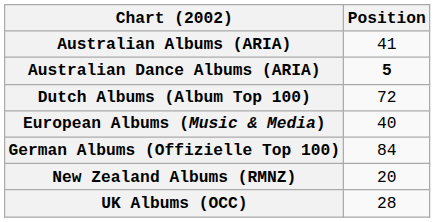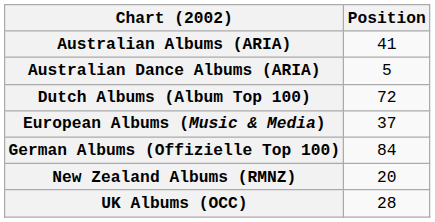(387, 71) bold -> (387, 71) normal
(387, 124) 40 -> (387, 124) 37
